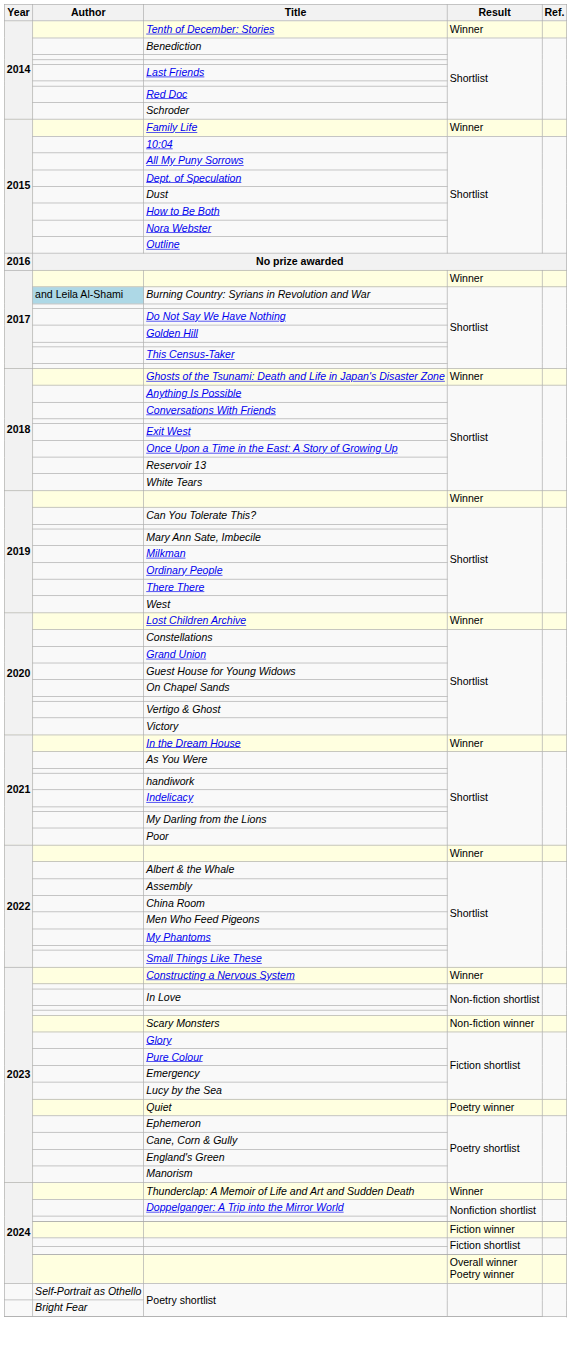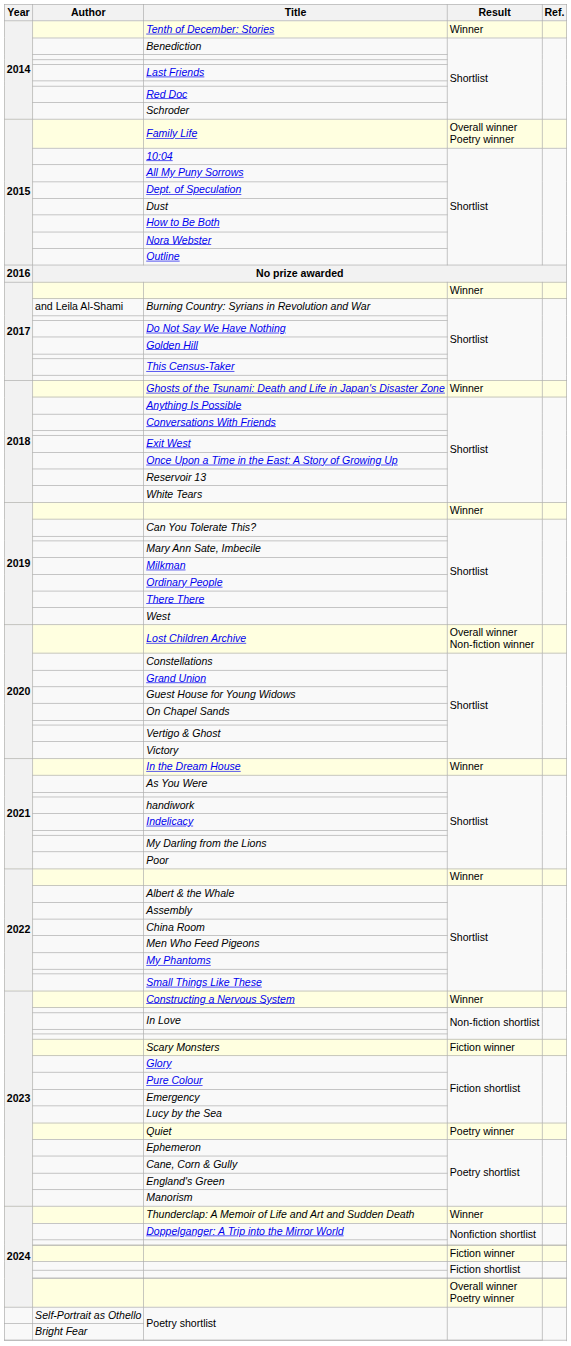(466, 127) Winner -> (483, 133) Overall winner Poetry winner
(79, 295) lightblue background -> (79, 307) no background
(466, 621) Winner -> (492, 639) Overall winner Non-fiction winner
(492, 1023) Non-fiction winner -> (482, 1047) Fiction winner
